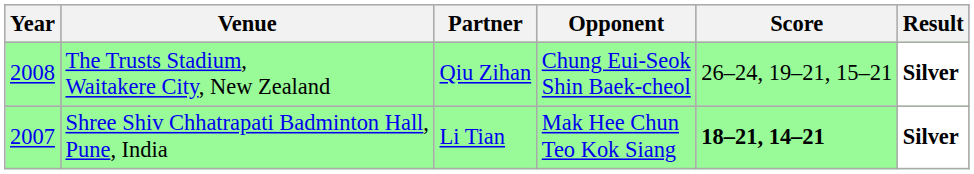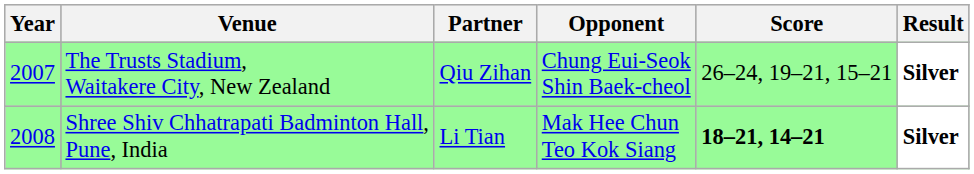(32, 73) 2008 -> (32, 73) 2007
(32, 137) 2007 -> (32, 137) 2008
